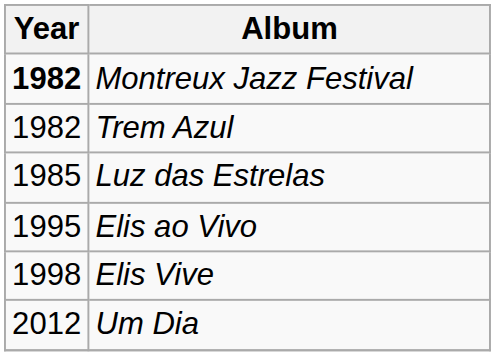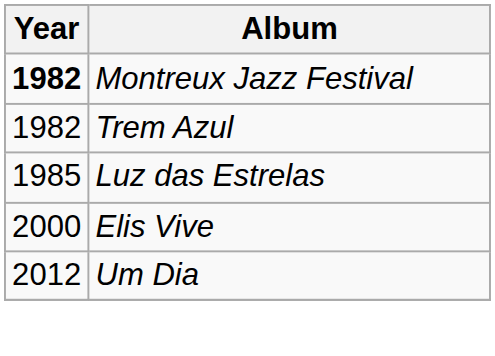- row: (176, 226)
(47, 275) 1998 -> (47, 226) 2000
